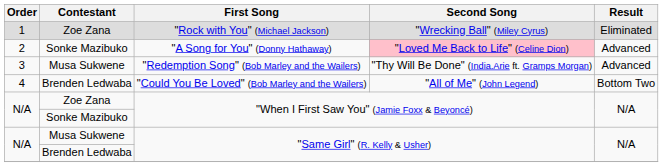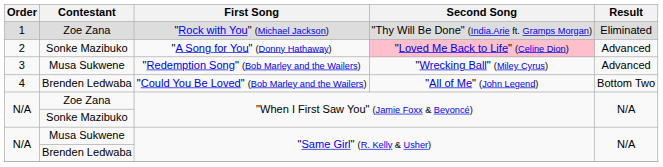(482, 30) "Wrecking Ball" (Miley Cyrus) -> (482, 30) "Thy Will Be Done" (India.Arie ft. Gramps Morgan)
(482, 65) "Thy Will Be Done" (India.Arie ft. Gramps Morgan) -> (482, 65) "Wrecking Ball" (Miley Cyrus)
